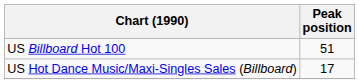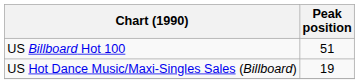(327, 68) 17 -> (327, 68) 19
